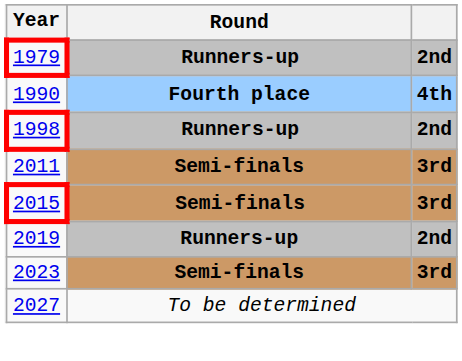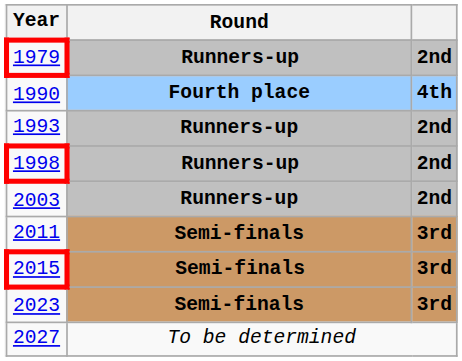+ row: (37, 127)
+ row: (37, 200)
- row: (37, 239)
